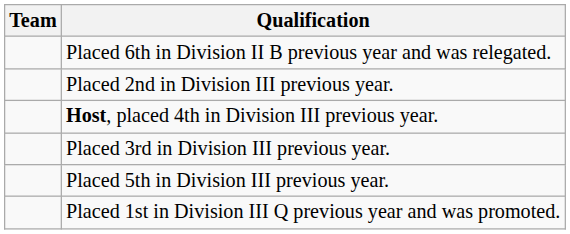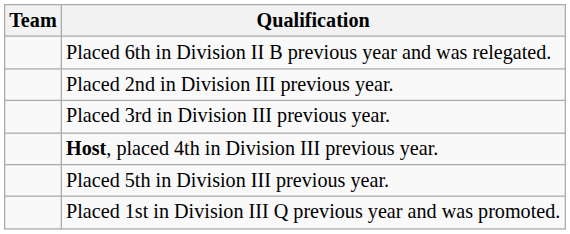rows swapped: (228, 148) <-> (252, 116)
